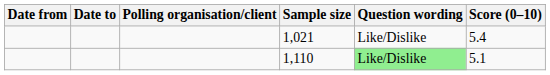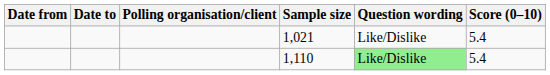(478, 59) 5.1 -> (478, 59) 5.4
